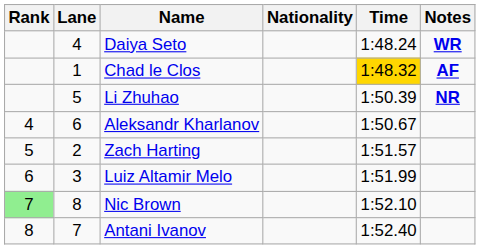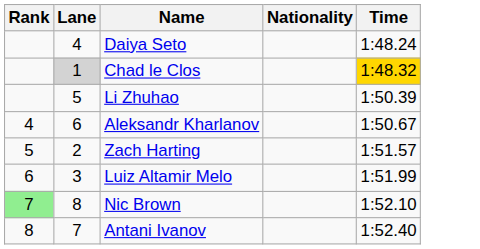- column: (448, 17)
(77, 71) no background -> (77, 71) lightgrey background
